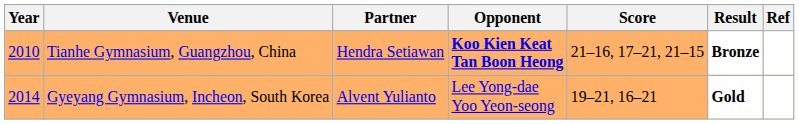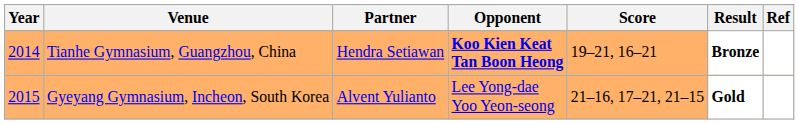(24, 52) 2010 -> (24, 52) 2014
(637, 52) 21–16, 17–21, 21–15 -> (614, 52) 19–21, 16–21
(24, 97) 2014 -> (24, 97) 2015
(614, 97) 19–21, 16–21 -> (637, 97) 21–16, 17–21, 21–15
